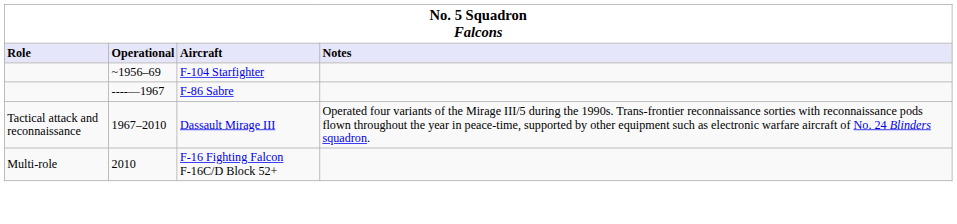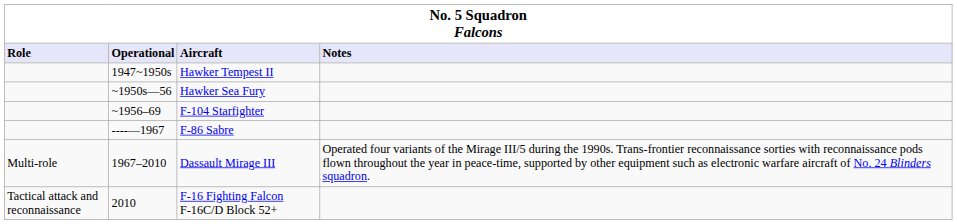+ row: (227, 72)
+ row: (223, 91)
(53, 124) Tactical attack and reconnaissance -> (32, 163) Multi-role
(32, 164) Multi-role -> (53, 203) Tactical attack and reconnaissance
